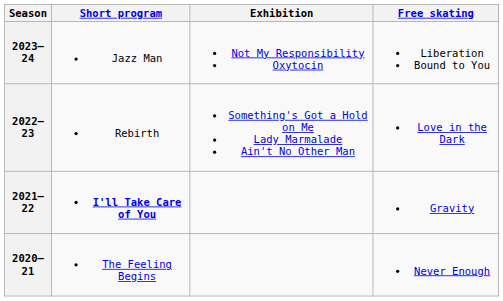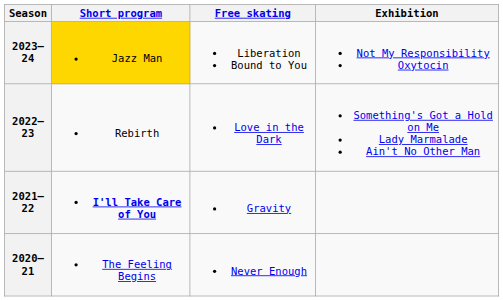columns swapped: (436, 13) <-> (282, 13)
(121, 59) no background -> (121, 59) gold background
